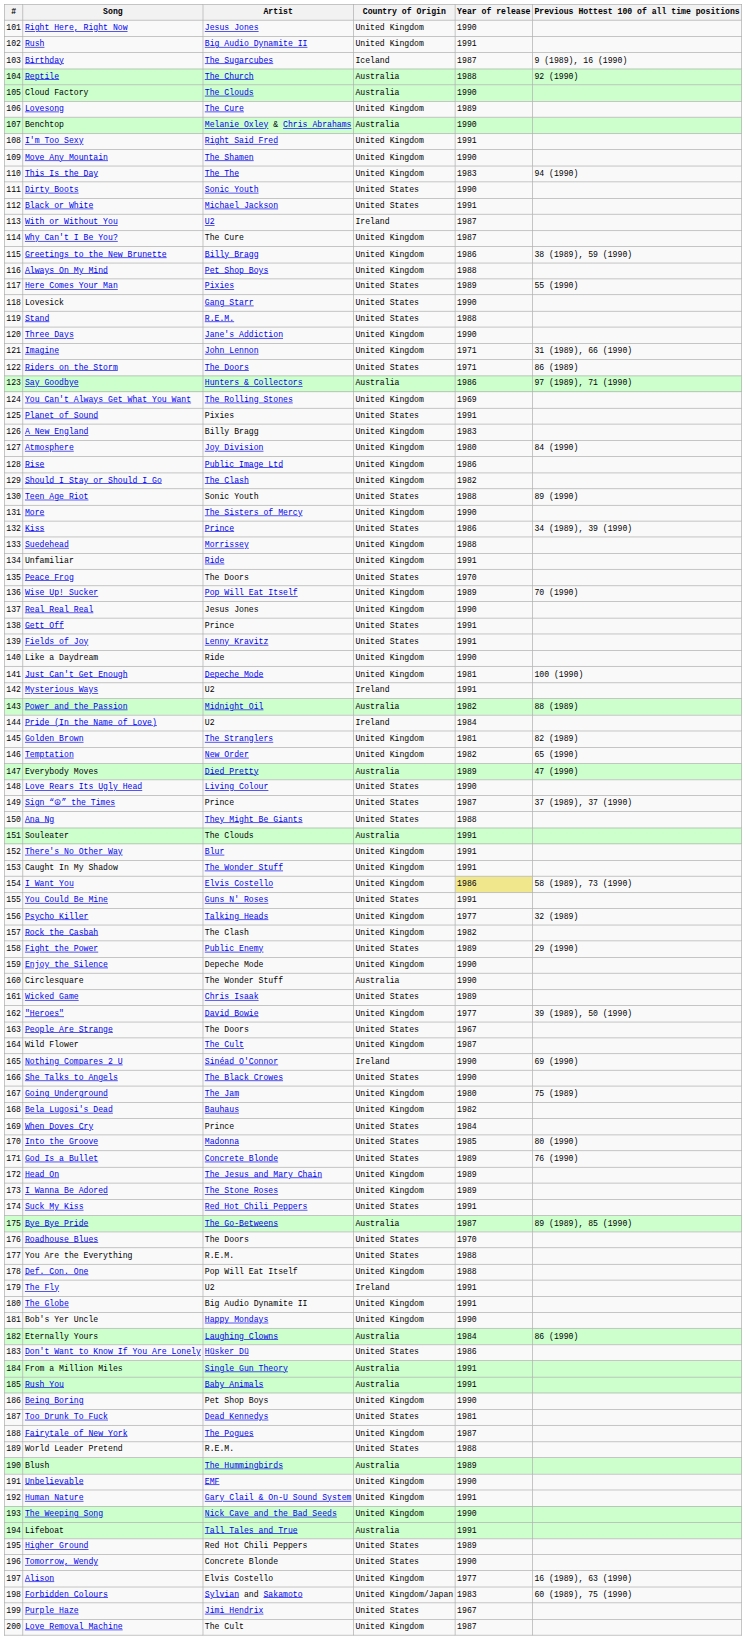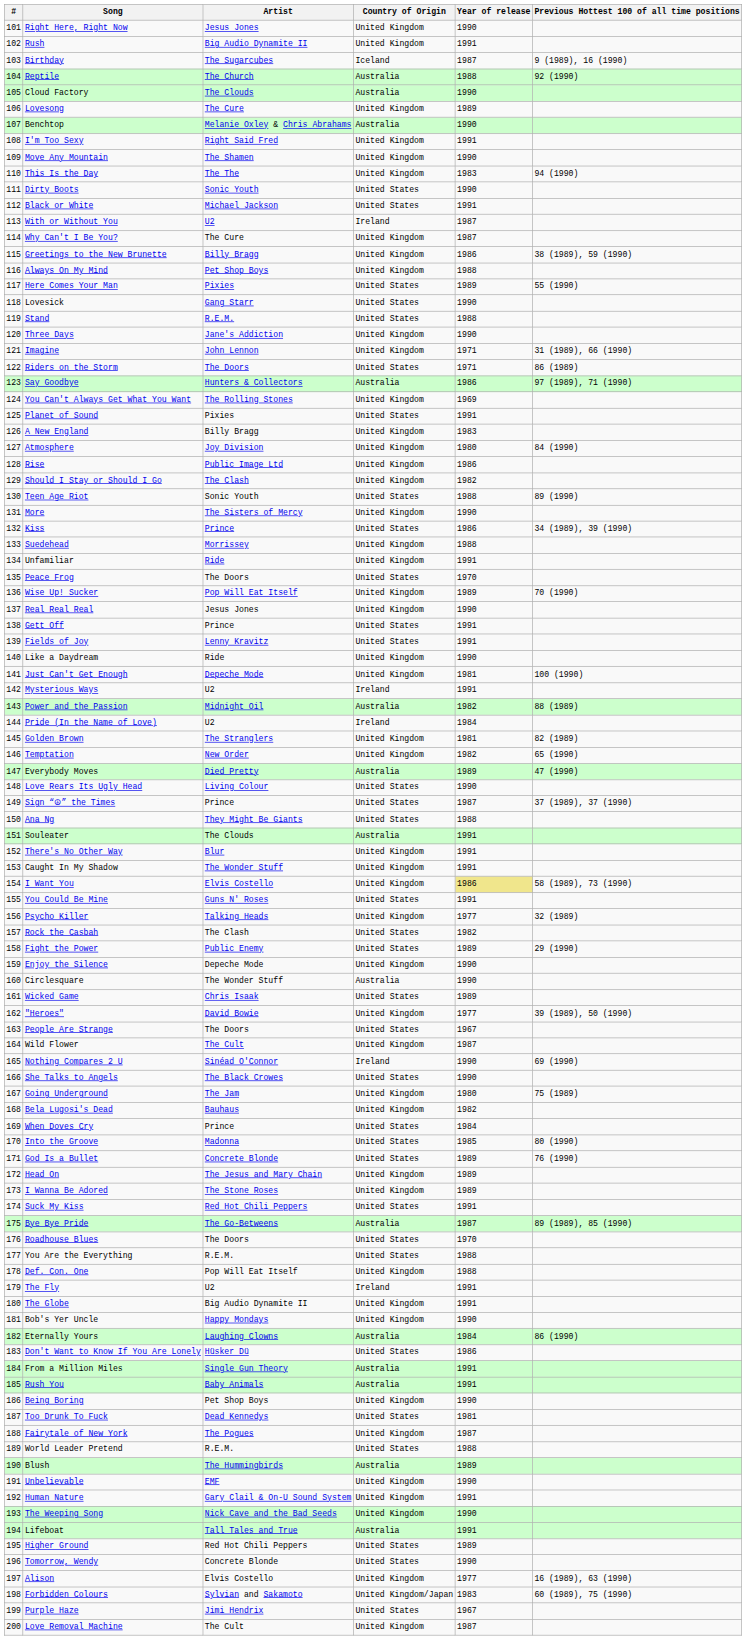(390, 933) United Kingdom -> (387, 933) United States
